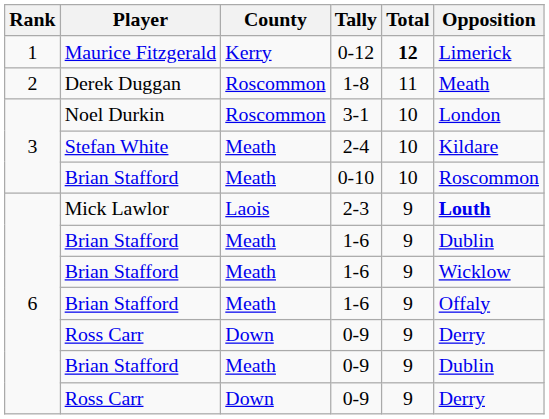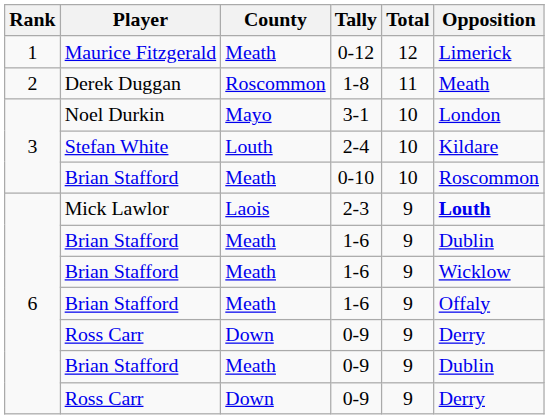(248, 51) Kerry -> (251, 51) Meath
(408, 51) bold -> (408, 51) normal
(275, 114) Roscommon -> (248, 114) Mayo
(251, 146) Meath -> (249, 146) Louth
